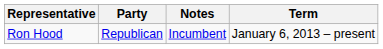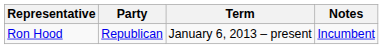columns swapped: (303, 14) <-> (197, 14)
